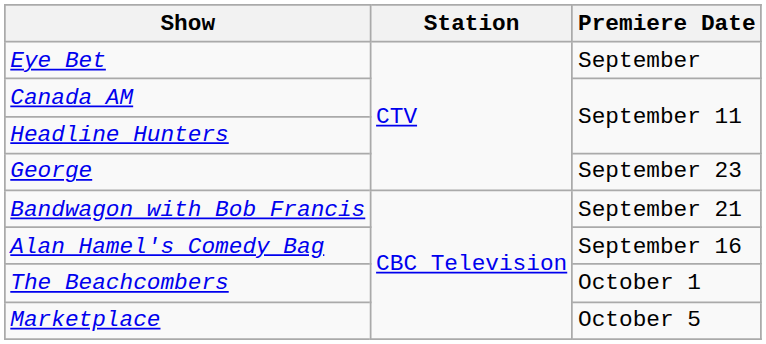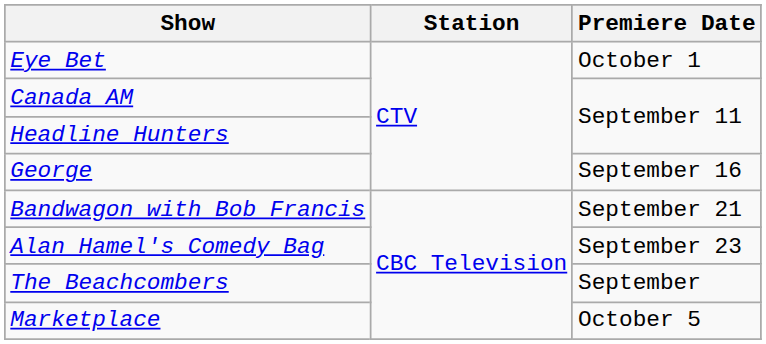(639, 60) September -> (639, 60) October 1
(660, 172) September 23 -> (660, 172) September 16
(660, 246) September 16 -> (660, 246) September 23
(639, 283) October 1 -> (639, 283) September
